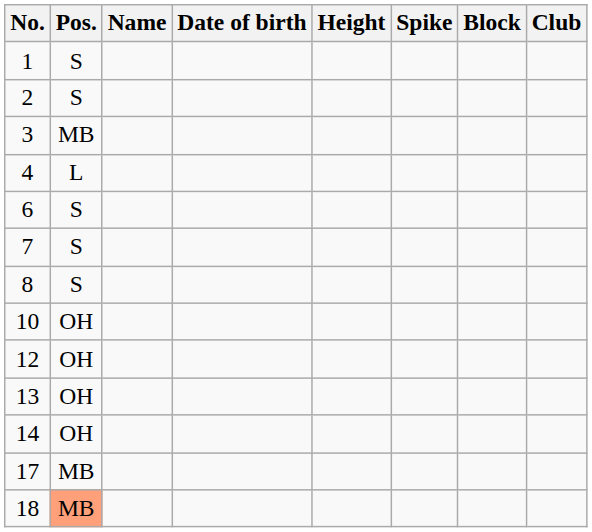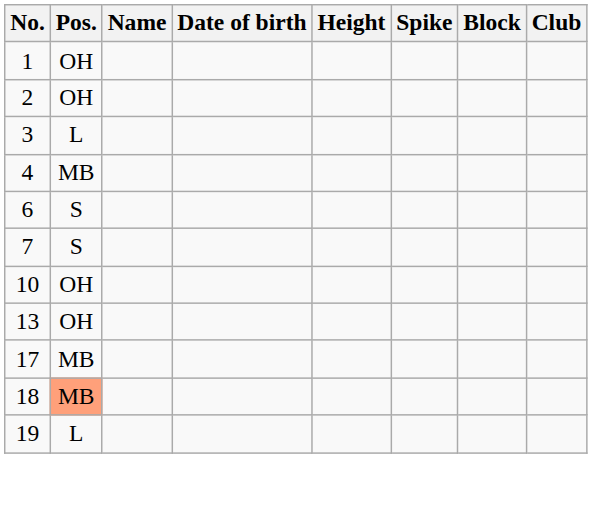(76, 60) S -> (76, 60) OH
(76, 97) S -> (76, 97) OH
(76, 135) MB -> (76, 135) L
(76, 172) L -> (76, 172) MB
- row: (27, 284)
- row: (27, 358)
- row: (27, 433)
+ row: (27, 433)
